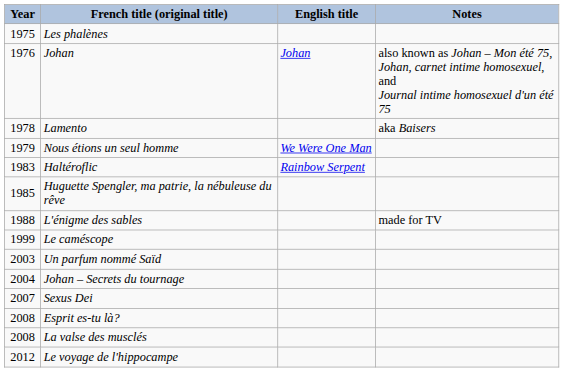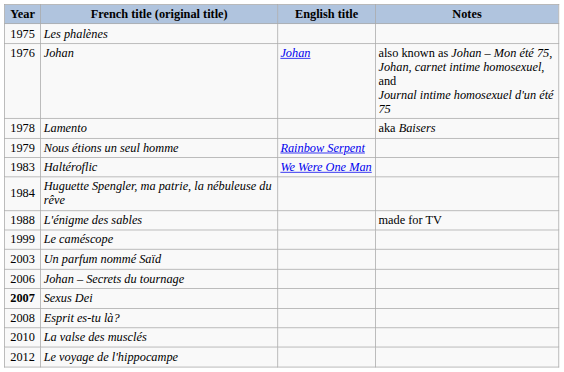(326, 147) We Were One Man -> (323, 147) Rainbow Serpent
(323, 167) Rainbow Serpent -> (326, 167) We Were One Man
(23, 193) 1985 -> (23, 193) 1984
(23, 278) 2004 -> (23, 278) 2006
(23, 298) normal -> (23, 298) bold
(23, 337) 2008 -> (23, 337) 2010
